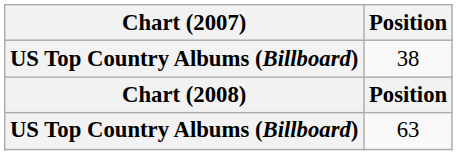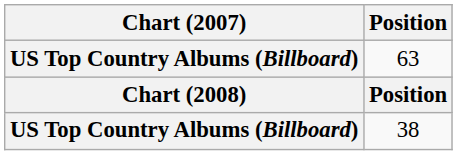rows swapped: (408, 130) <-> (408, 58)
